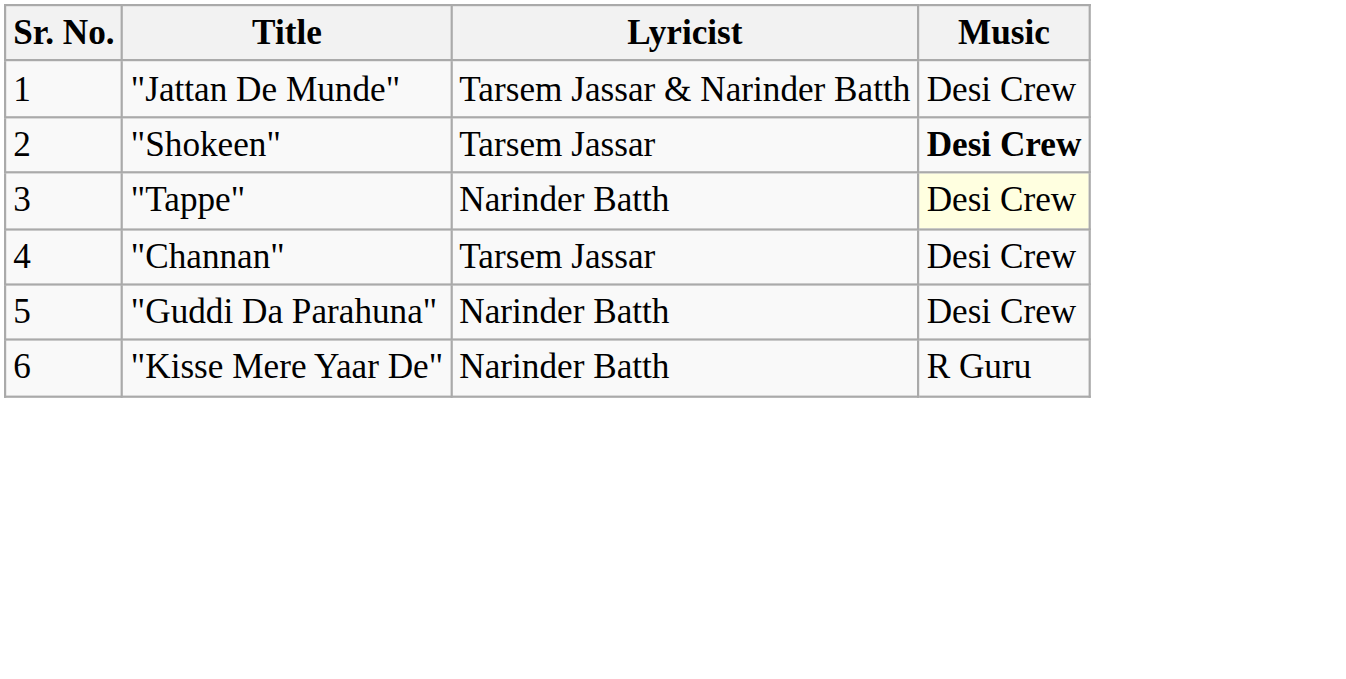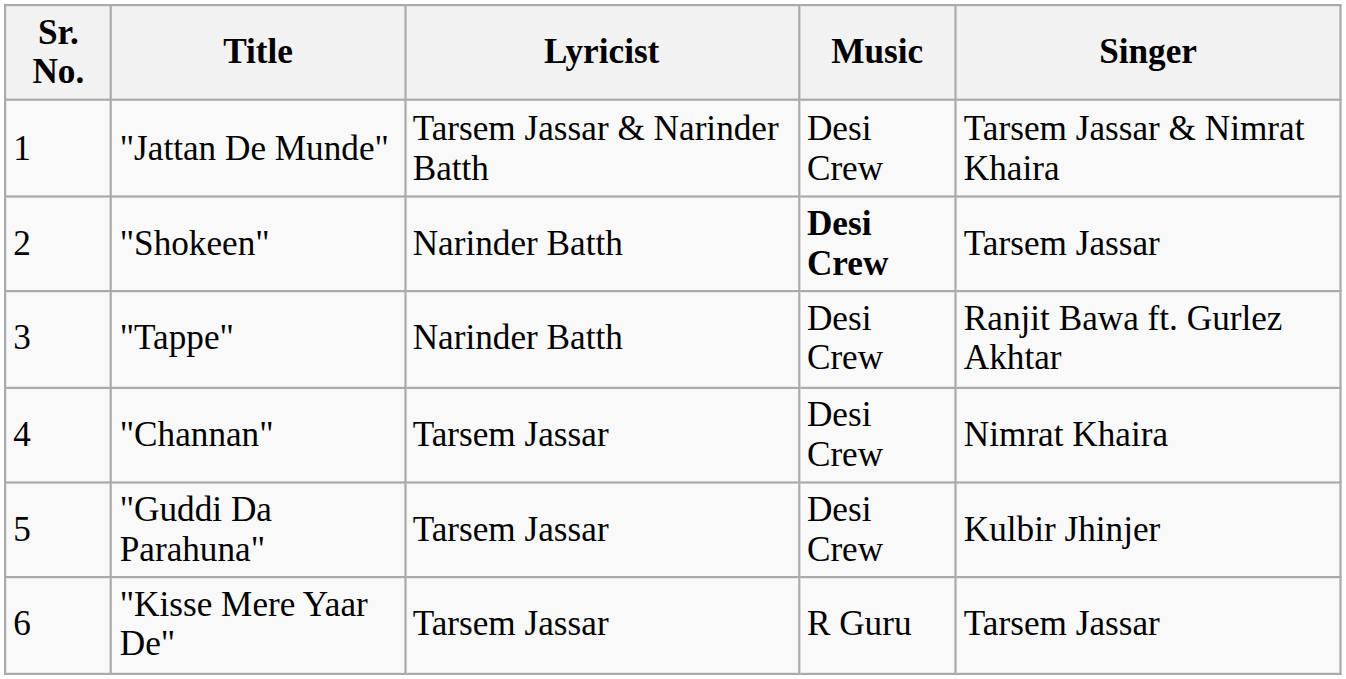+ column: (1148, 52)
(557, 144) Tarsem Jassar -> (518, 243) Narinder Batth
(1001, 199) lightyellow background -> (845, 338) no background
(564, 311) Narinder Batth -> (511, 529) Tarsem Jassar
(564, 367) Narinder Batth -> (511, 624) Tarsem Jassar
